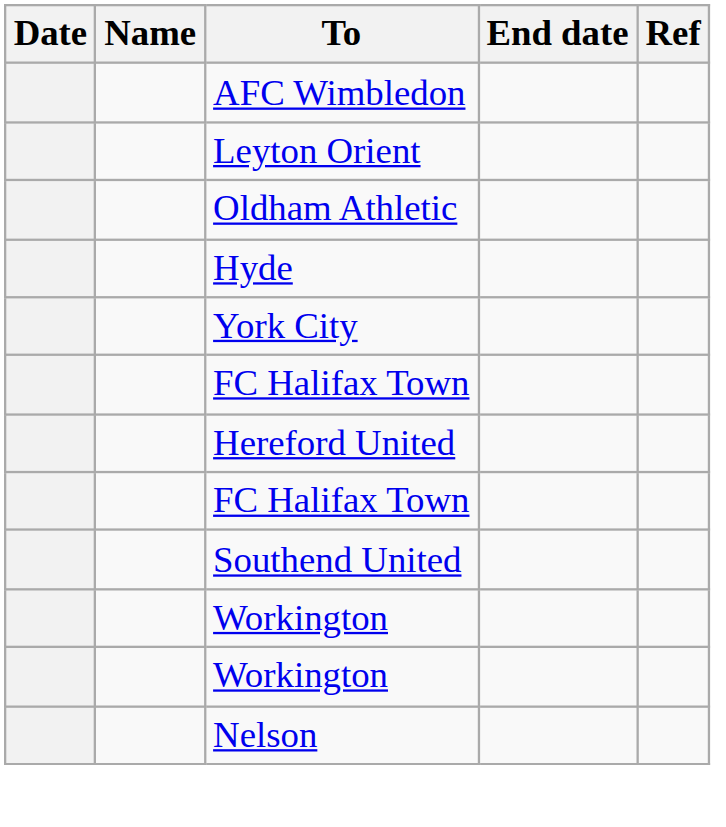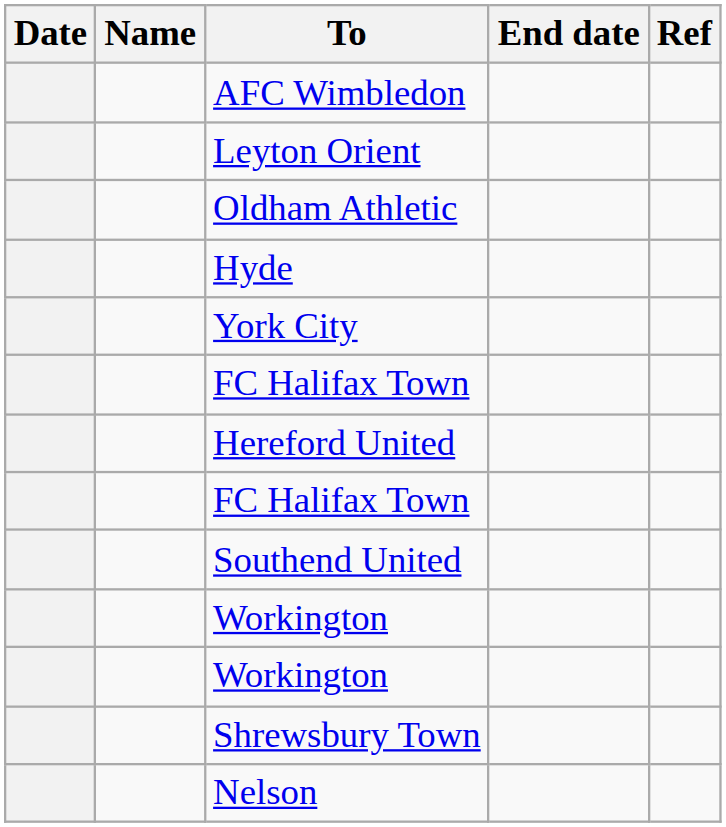+ row: (50, 735)
